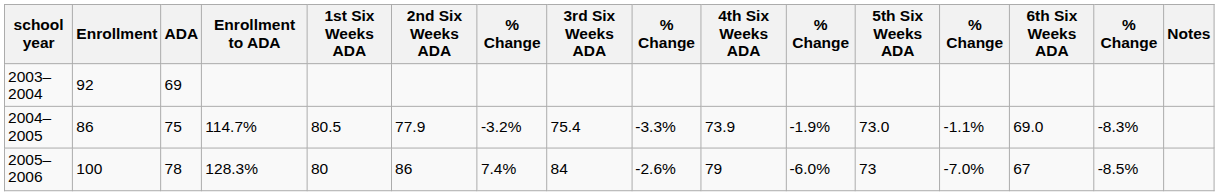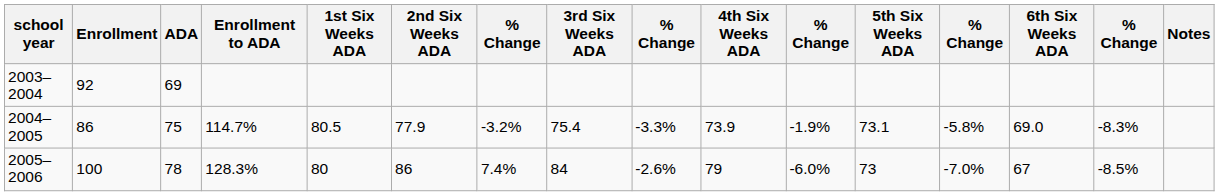(874, 127) 73.0 -> (874, 127) 73.1
(964, 127) -1.1% -> (964, 127) -5.8%
